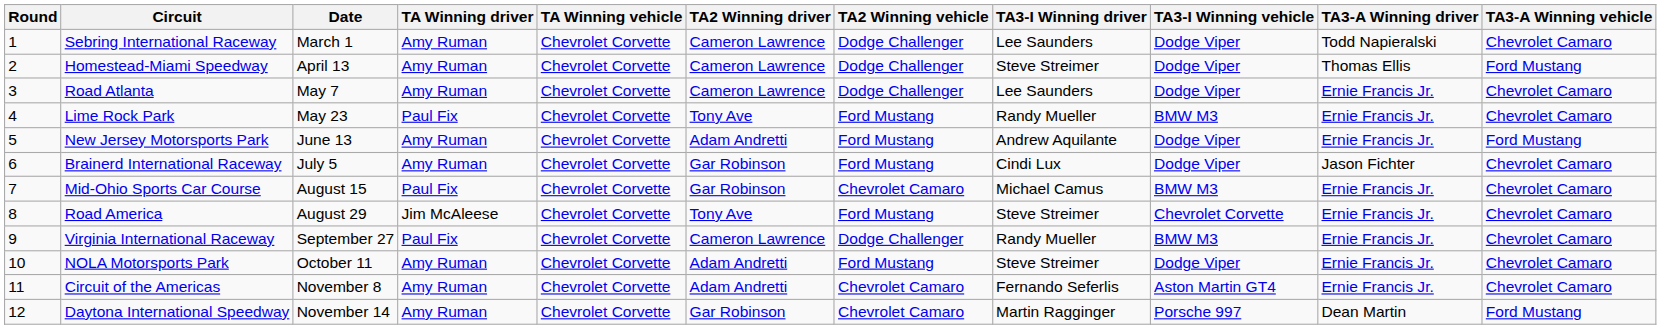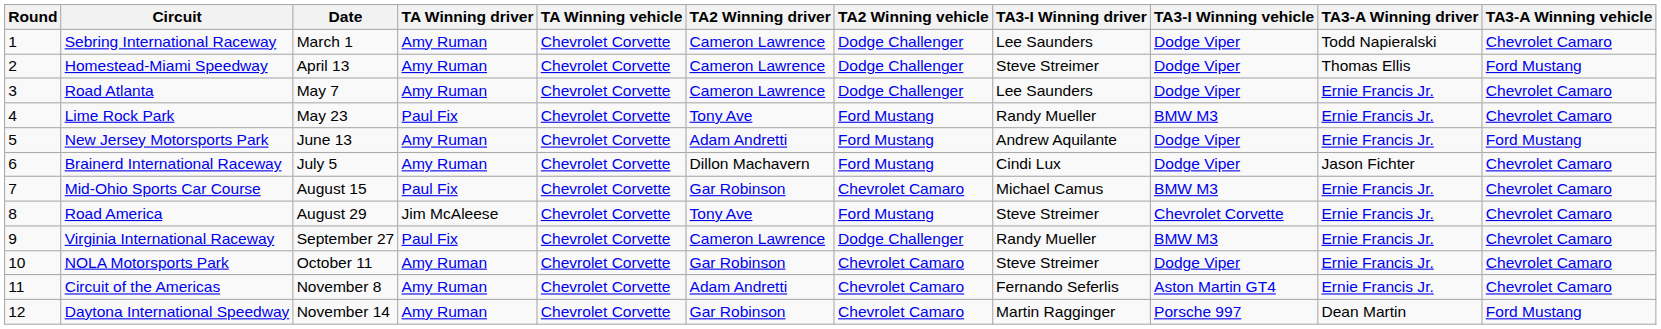(738, 165) Gar Robinson -> (750, 165) Dillon Machavern
(738, 263) Adam Andretti -> (738, 263) Gar Robinson
(886, 263) Ford Mustang -> (901, 263) Chevrolet Camaro
